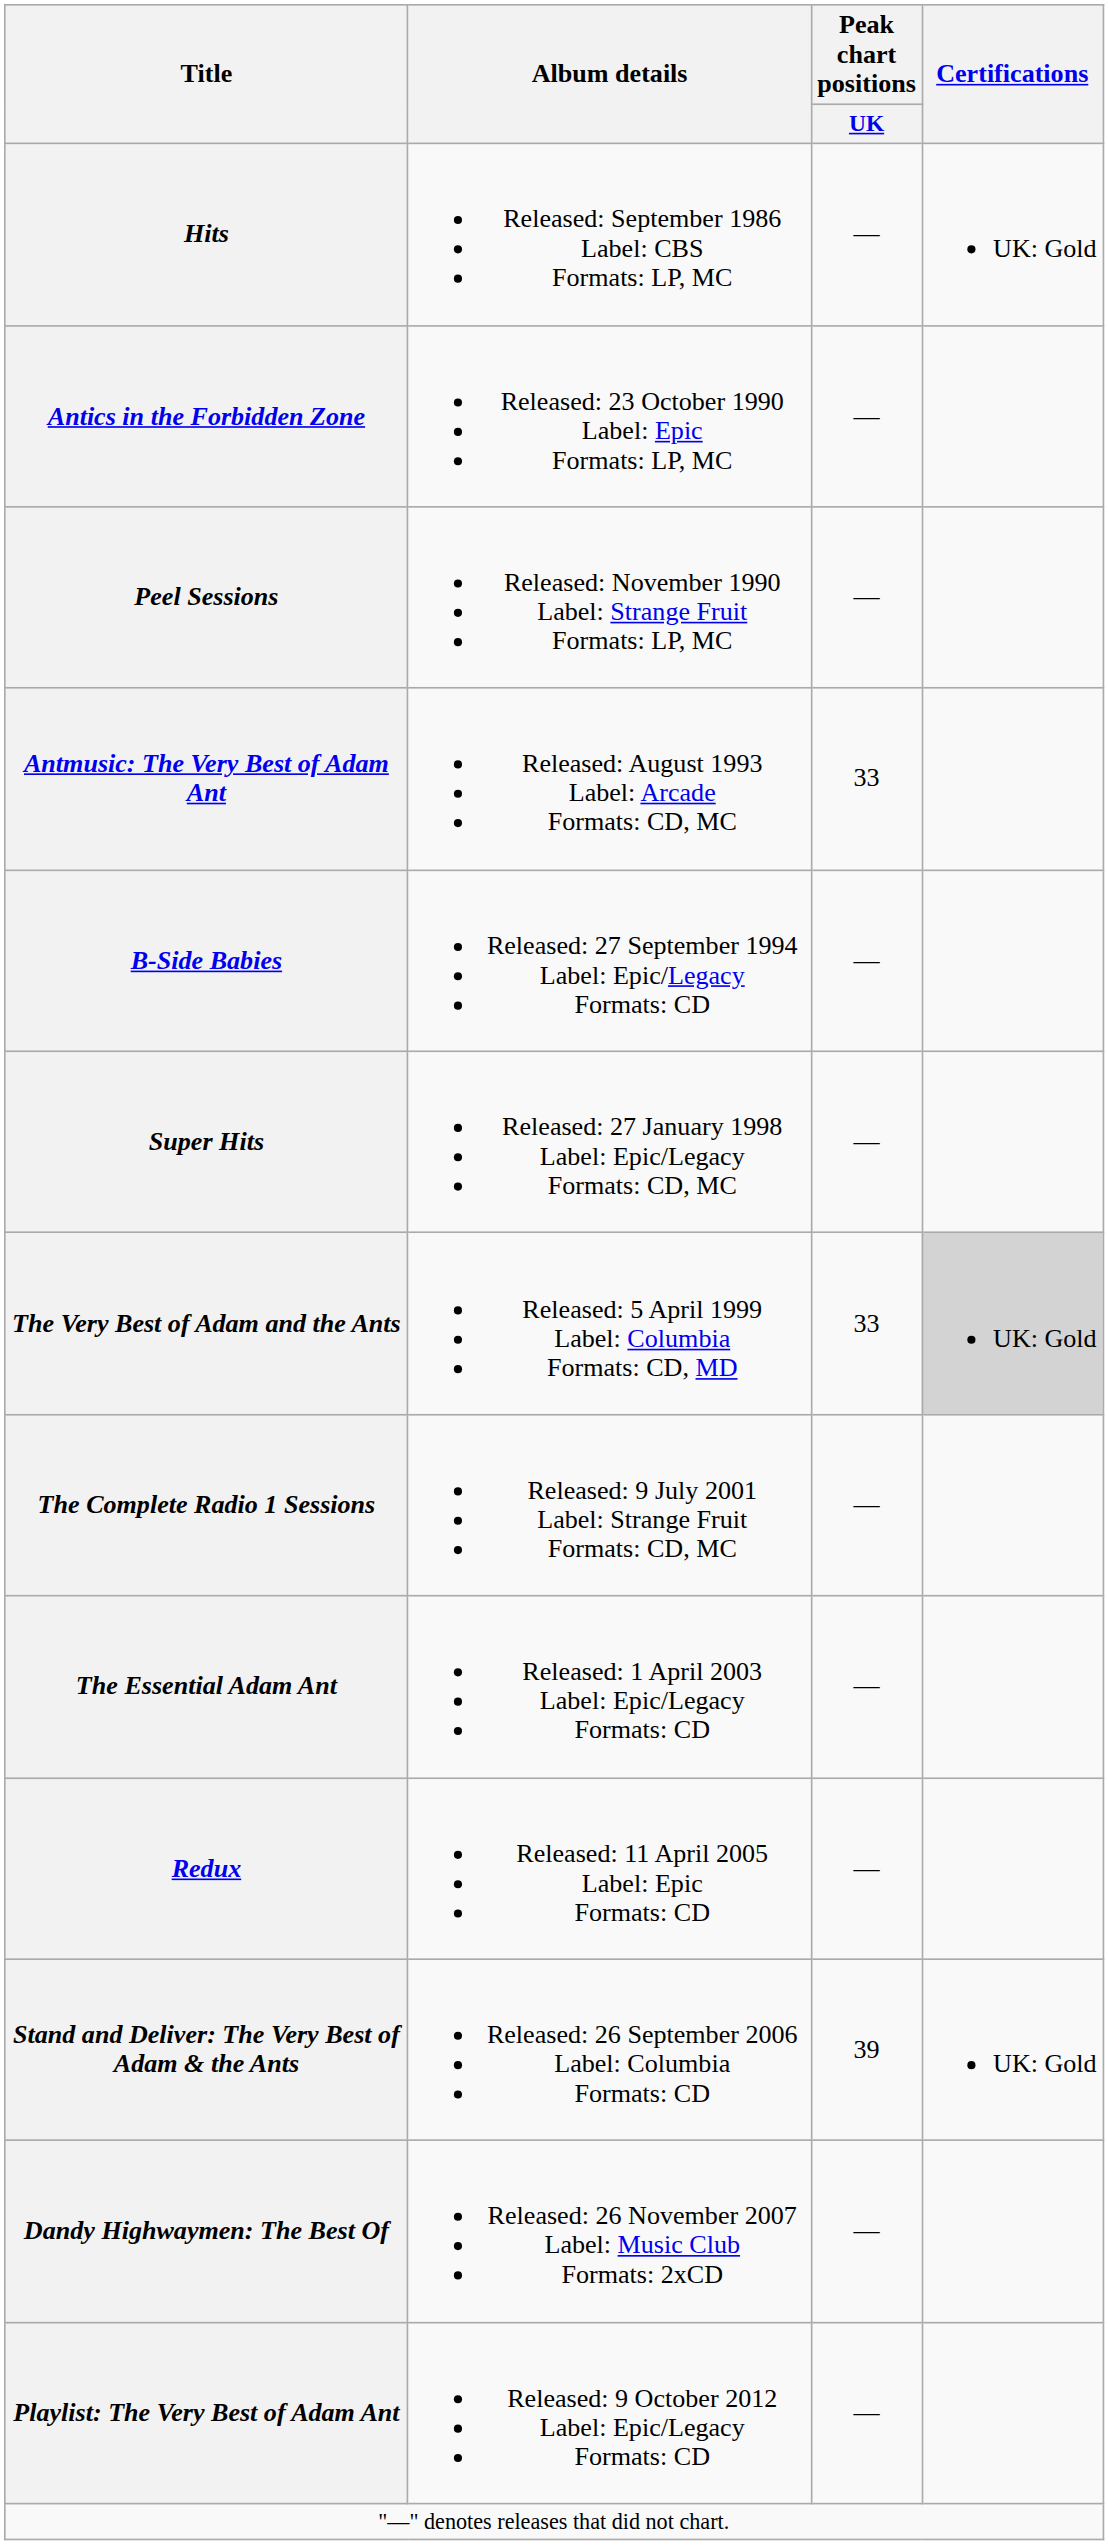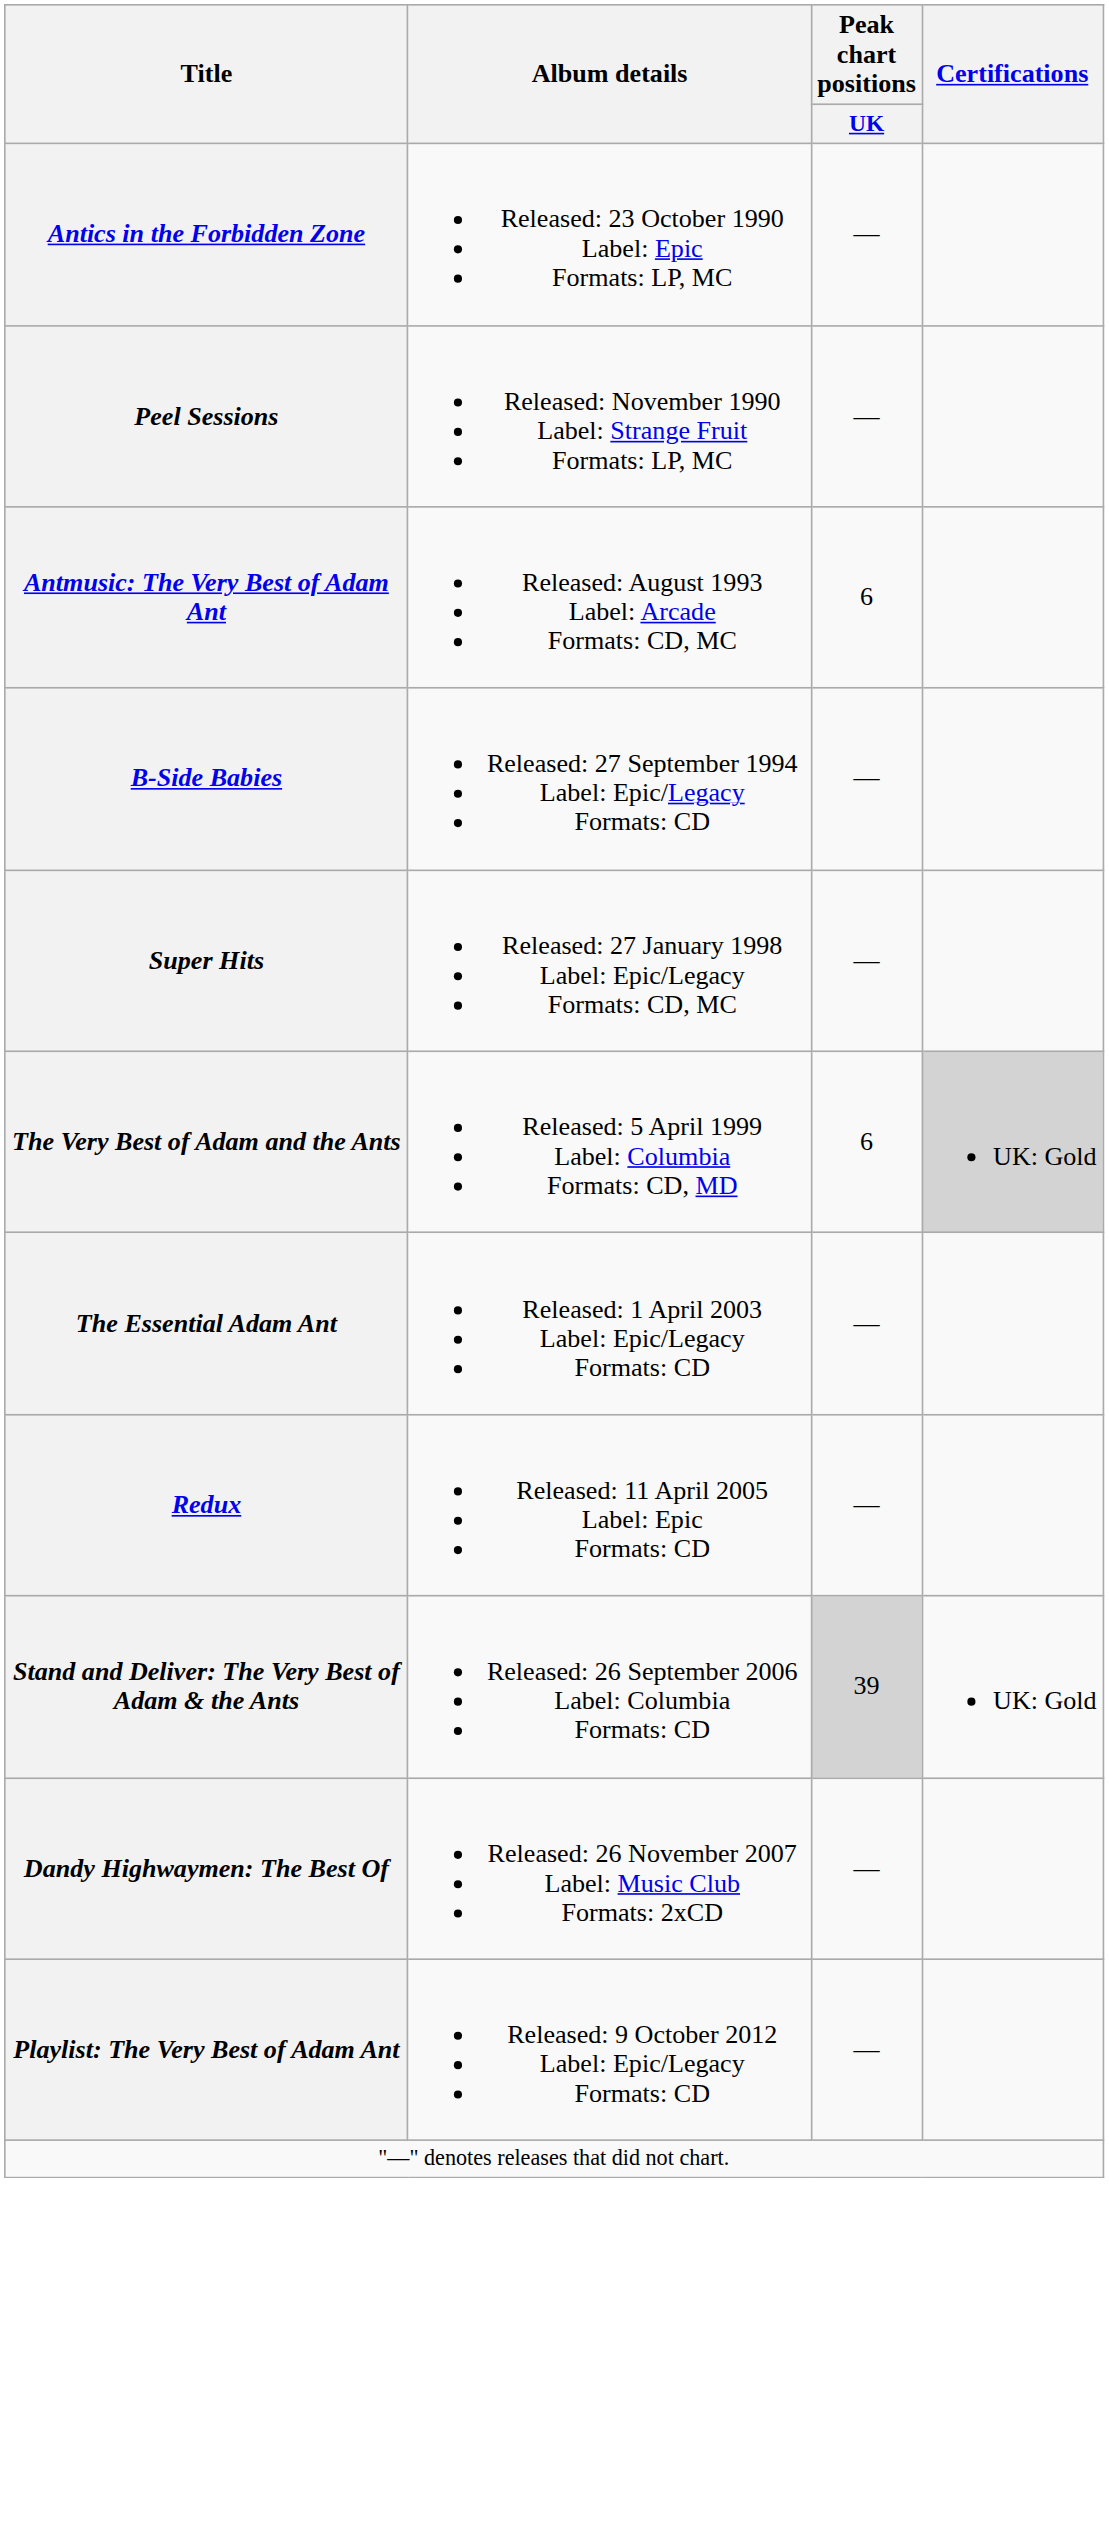- row: (206, 234)
(867, 778) 33 -> (867, 597) 6
(867, 1323) 33 -> (867, 1141) 6
- row: (206, 1504)
(867, 2049) no background -> (867, 1686) lightgrey background
